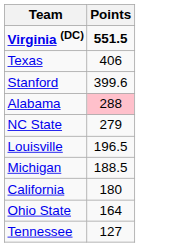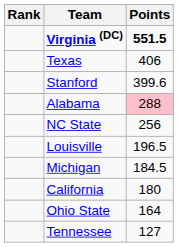+ column: (24, 15)
(111, 125) 279 -> (150, 125) 256
(111, 167) 188.5 -> (150, 167) 184.5
